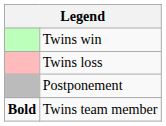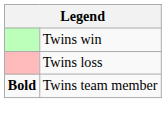- row: (83, 86)
